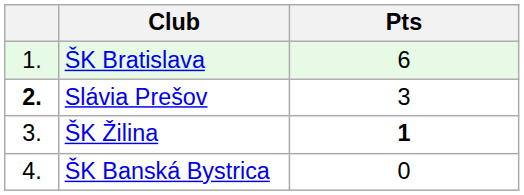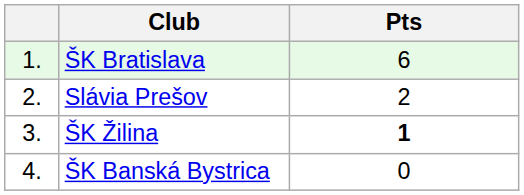(32, 97) bold -> (32, 97) normal
(404, 97) 3 -> (404, 97) 2
